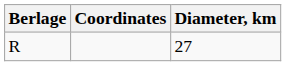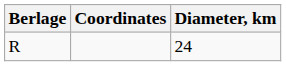(183, 46) 27 -> (183, 46) 24
